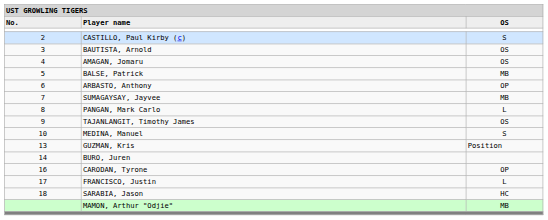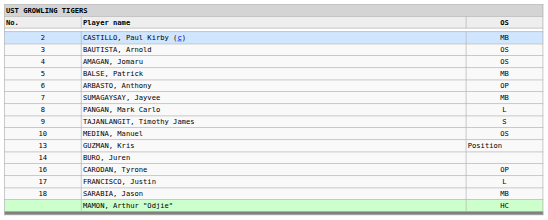(504, 37) S -> (504, 37) MB
(504, 121) OS -> (504, 121) S
(504, 133) S -> (504, 133) OS
(504, 193) HC -> (504, 193) MB
(504, 205) MB -> (504, 205) HC
